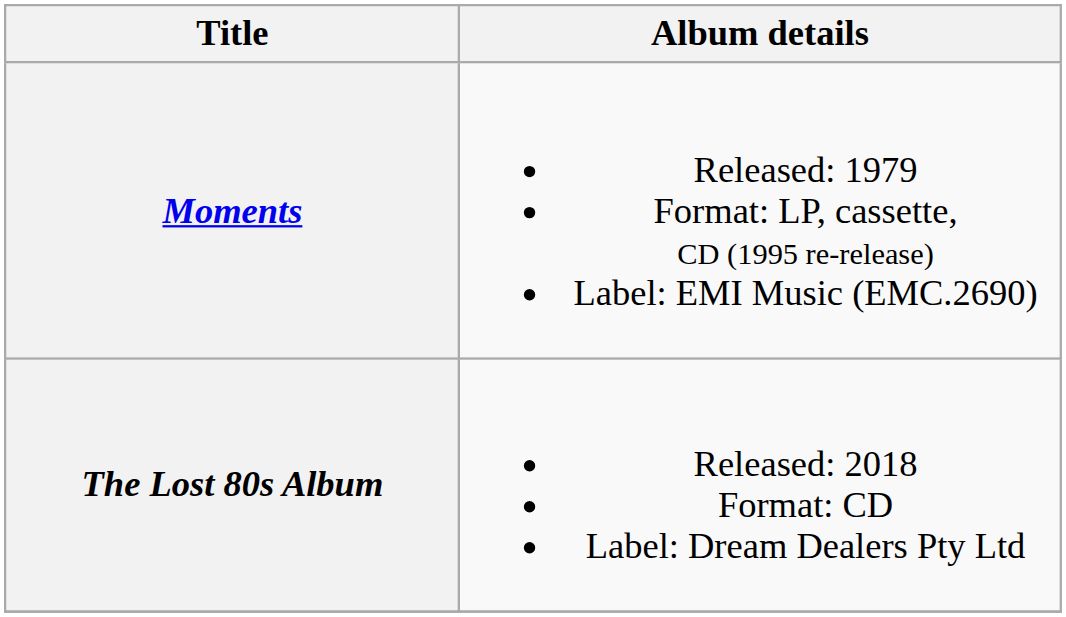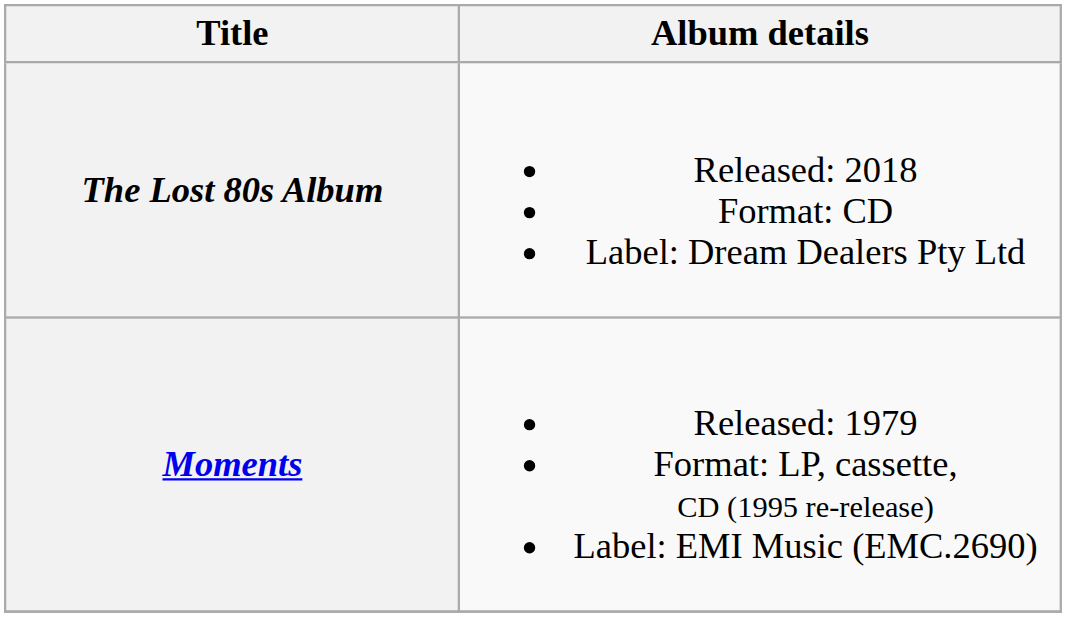rows swapped: (232, 209) <-> (232, 484)
